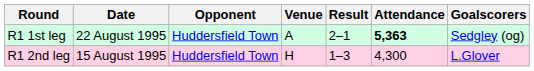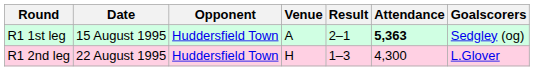(121, 35) 22 August 1995 -> (121, 35) 15 August 1995
(121, 55) 15 August 1995 -> (121, 55) 22 August 1995
